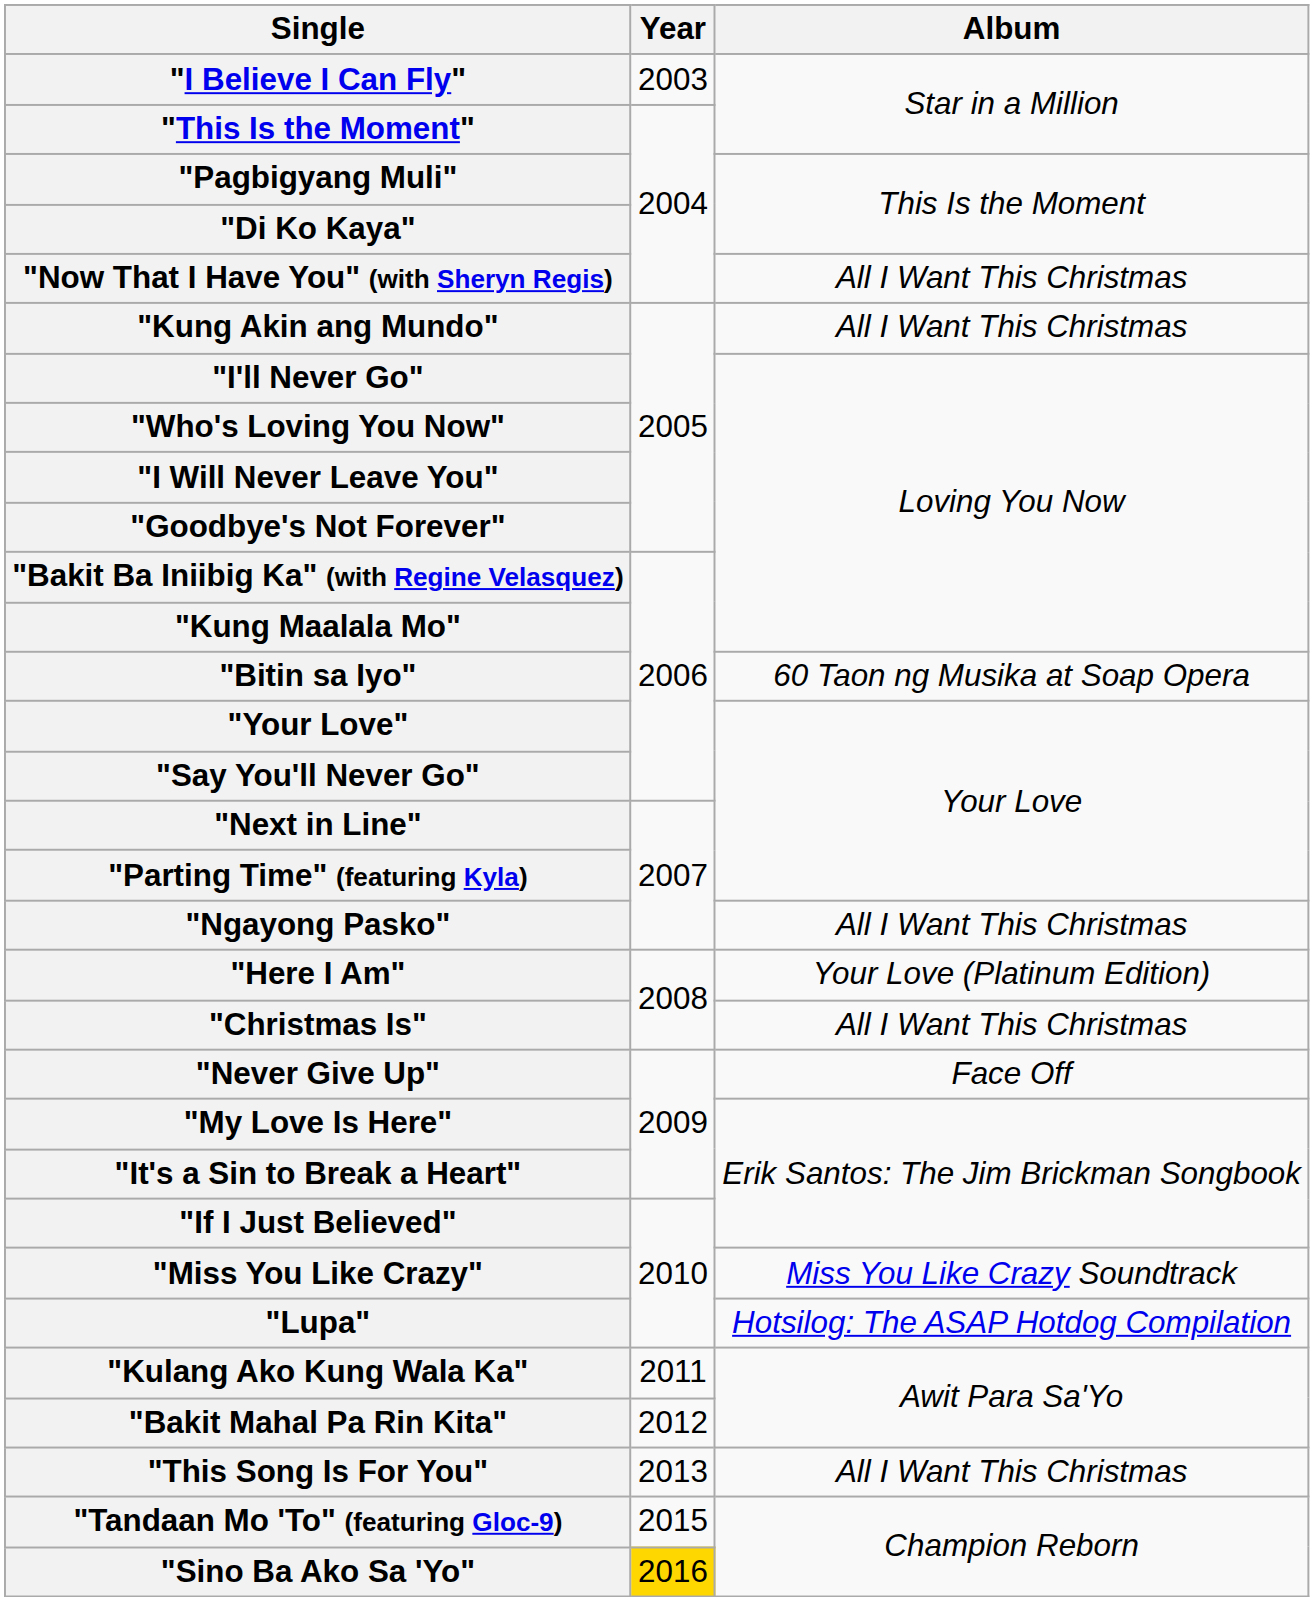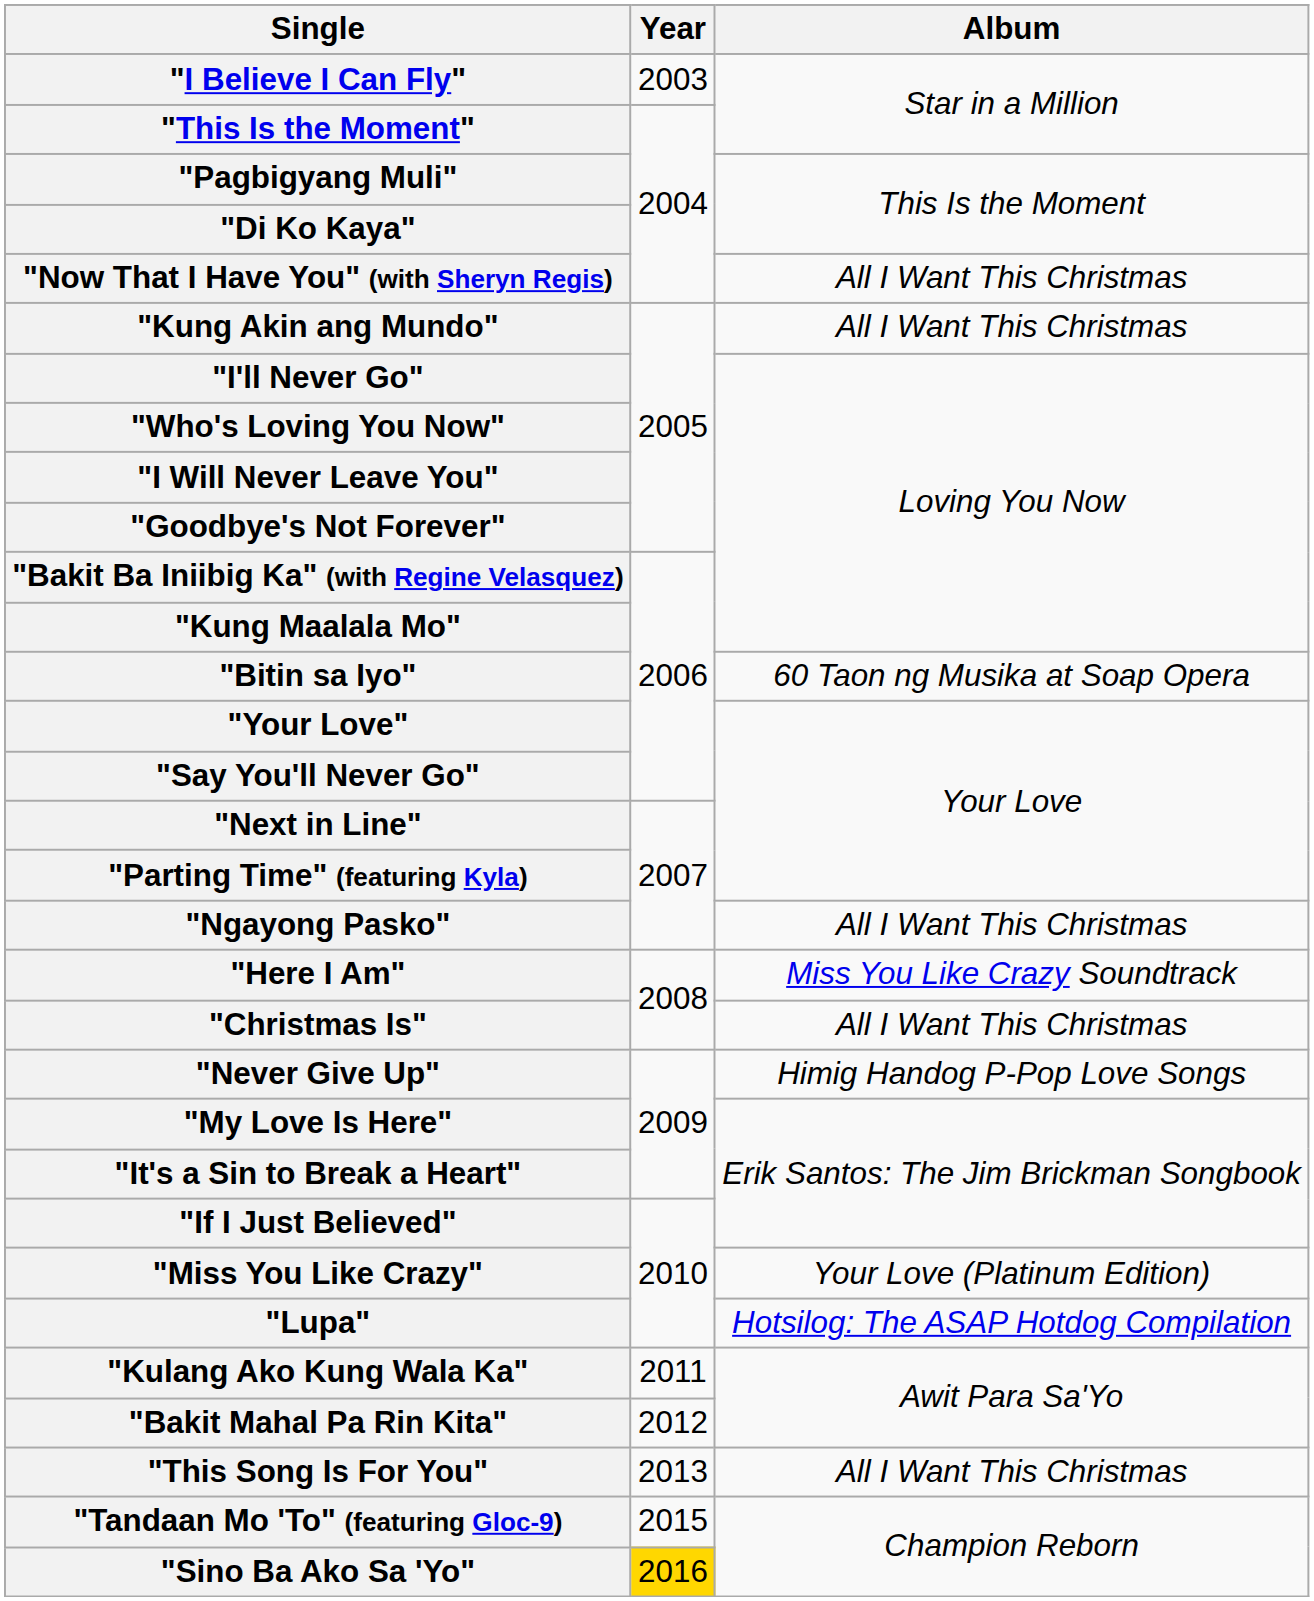(1012, 974) Your Love (Platinum Edition) -> (1012, 974) Miss You Like Crazy Soundtrack
(1012, 1073) Face Off -> (1012, 1073) Himig Handog P-Pop Love Songs
(1012, 1272) Miss You Like Crazy Soundtrack -> (1012, 1272) Your Love (Platinum Edition)
